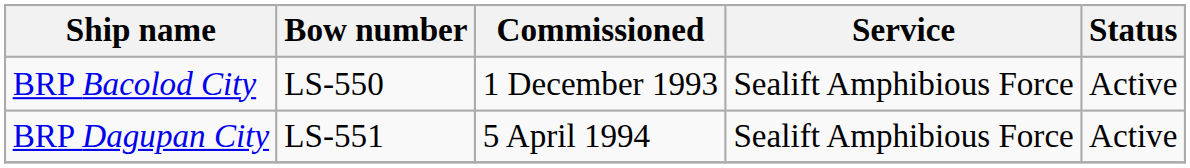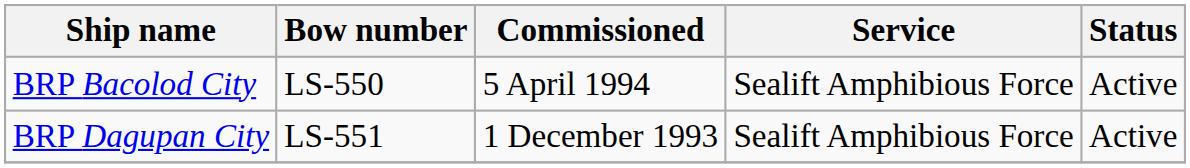(600, 83) 1 December 1993 -> (566, 83) 5 April 1994
(566, 135) 5 April 1994 -> (600, 135) 1 December 1993
